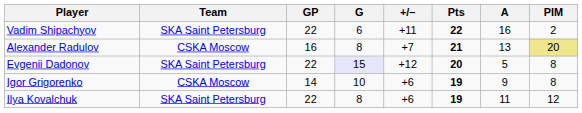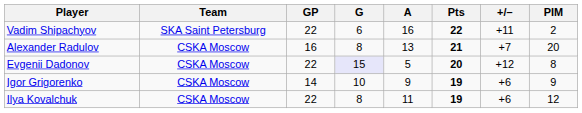columns swapped: (505, 13) <-> (408, 13)
(553, 47) khaki background -> (553, 47) no background
(213, 64) SKA Saint Petersburg -> (213, 64) CSKA Moscow
(553, 82) 8 -> (553, 82) 9
(213, 99) SKA Saint Petersburg -> (213, 99) CSKA Moscow
